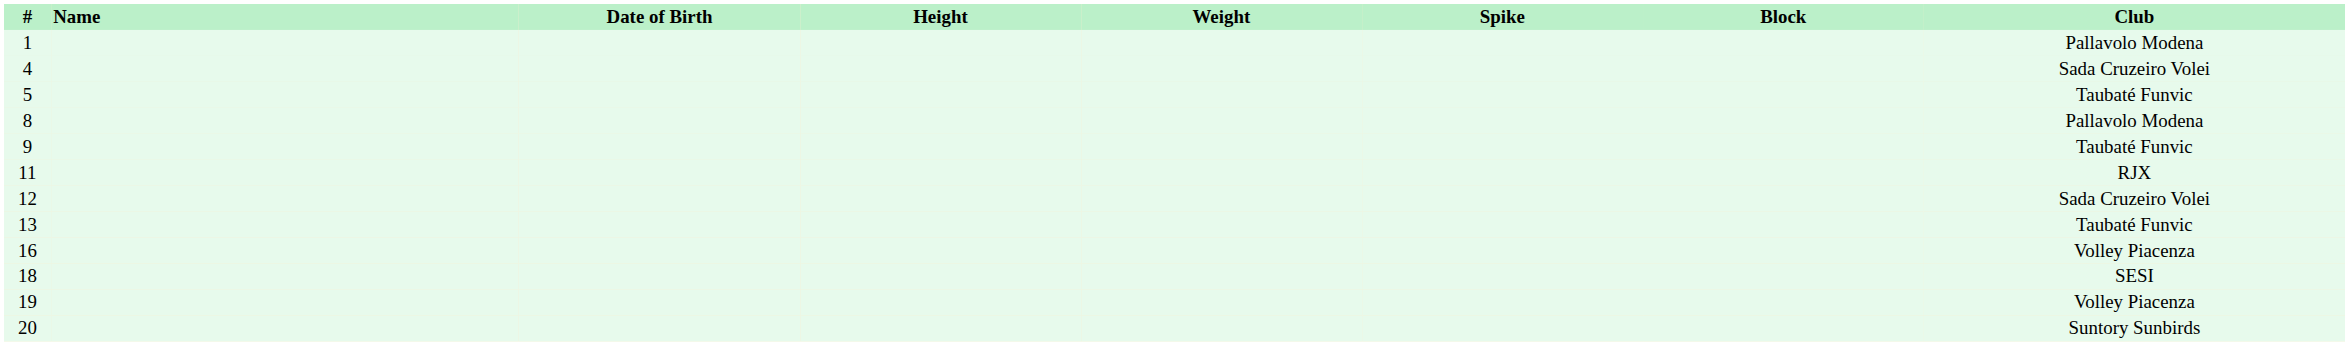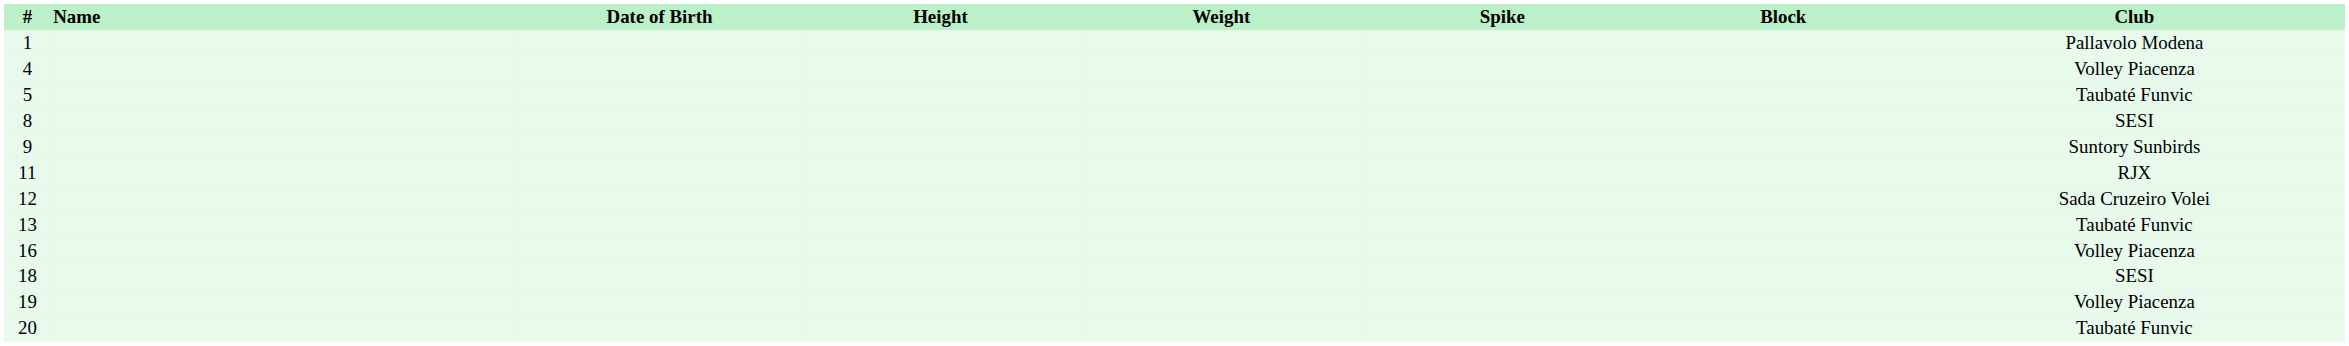(2134, 68) Sada Cruzeiro Volei -> (2134, 68) Volley Piacenza
(2134, 120) Pallavolo Modena -> (2134, 120) SESI
(2134, 146) Taubaté Funvic -> (2134, 146) Suntory Sunbirds
(2134, 328) Suntory Sunbirds -> (2134, 328) Taubaté Funvic
